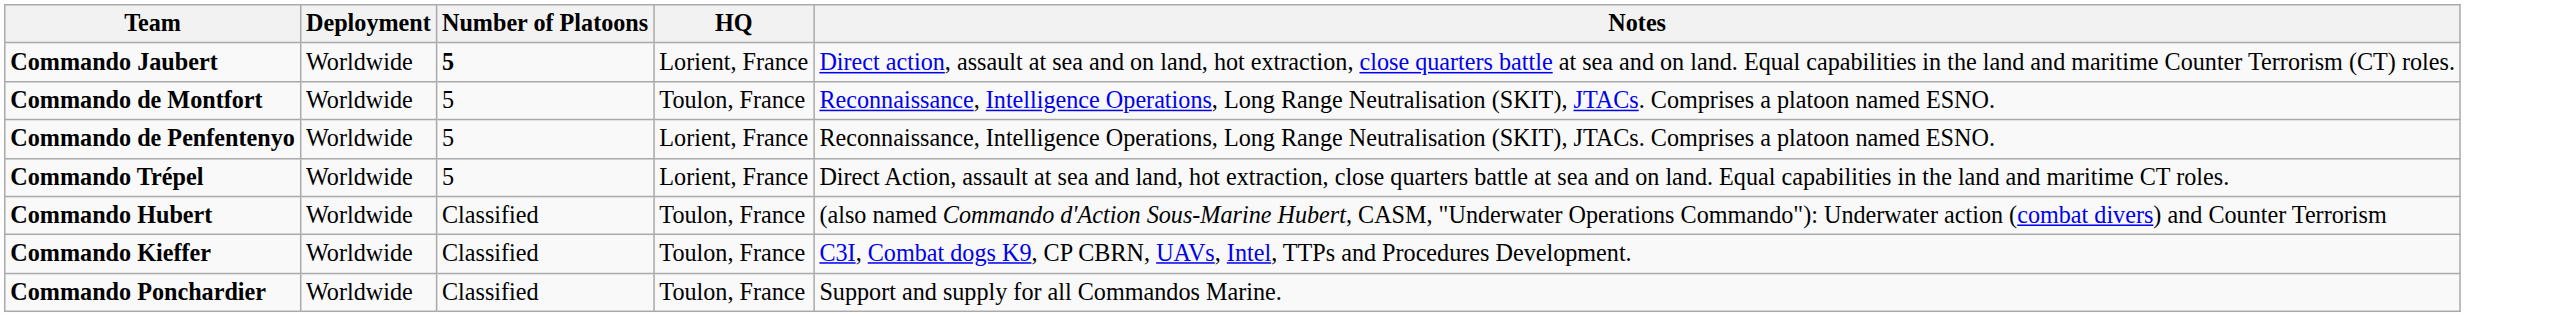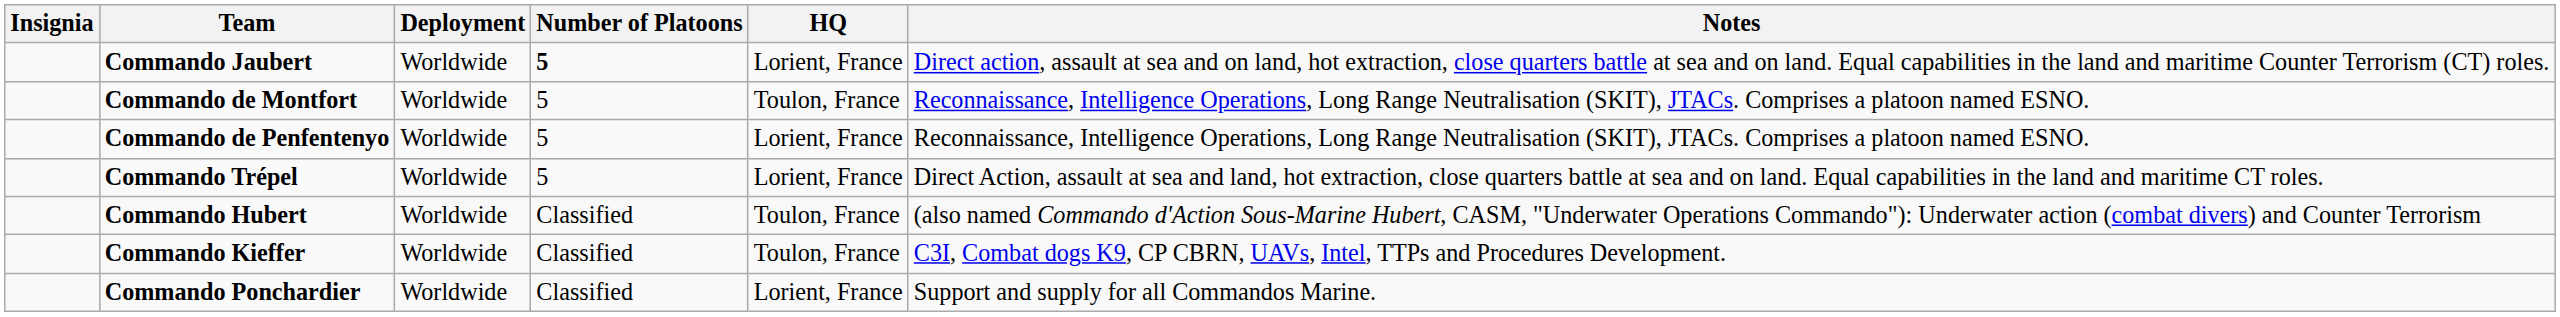+ column: (52, 23)
(732, 291) Toulon, France -> (828, 291) Lorient, France
